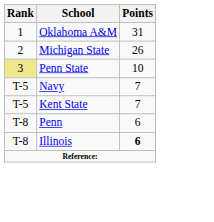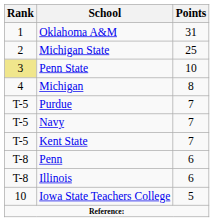(138, 50) 26 -> (191, 50) 25
+ row: (61, 86)
+ row: (56, 104)
(138, 141) bold -> (191, 178) normal
+ row: (105, 196)
